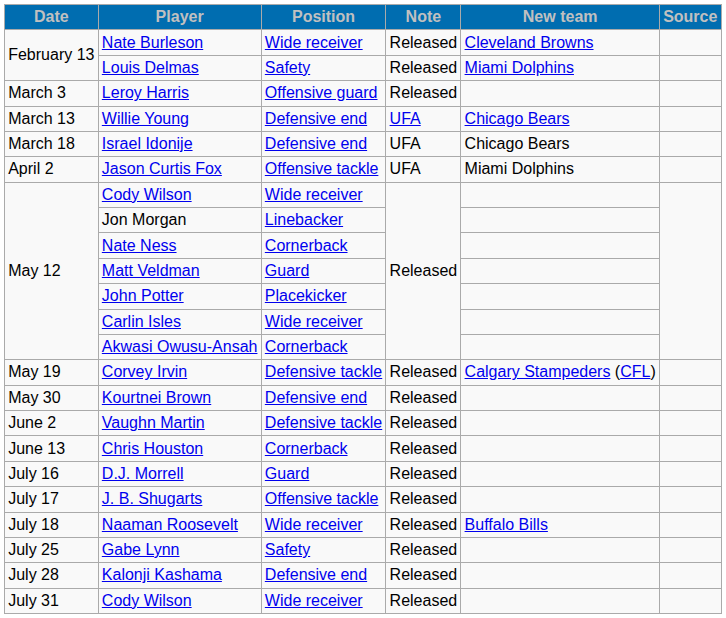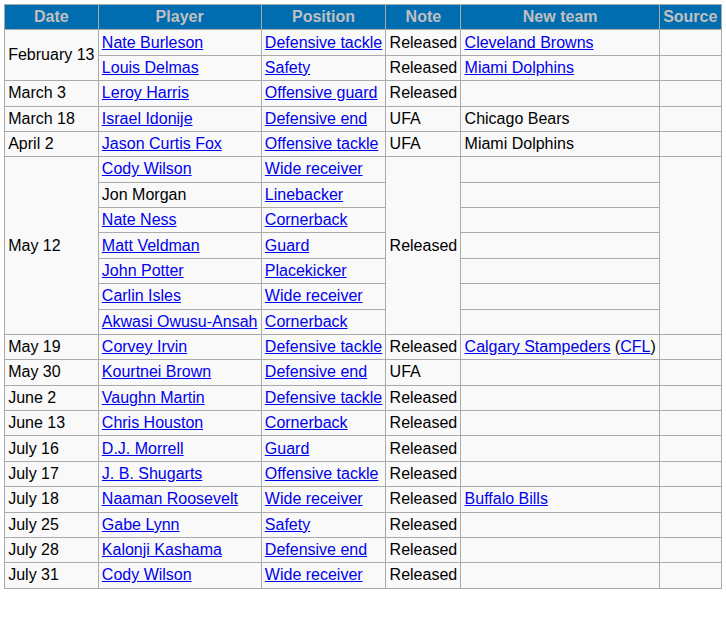(314, 42) Wide receiver -> (324, 42) Defensive tackle
- row: (42, 118)
(423, 397) Released -> (405, 372) UFA
